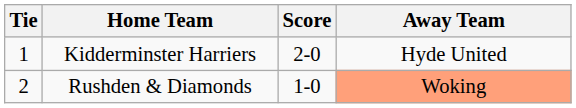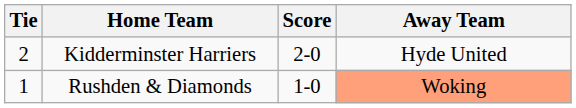(24, 53) 1 -> (24, 53) 2
(24, 86) 2 -> (24, 86) 1
